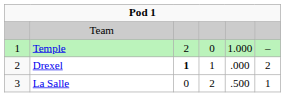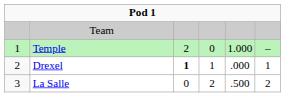(268, 65) 2 -> (268, 65) 1
(268, 83) 1 -> (268, 83) 2
